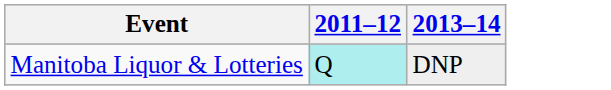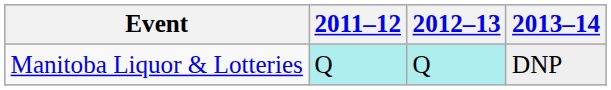+ column: (457, 24)
